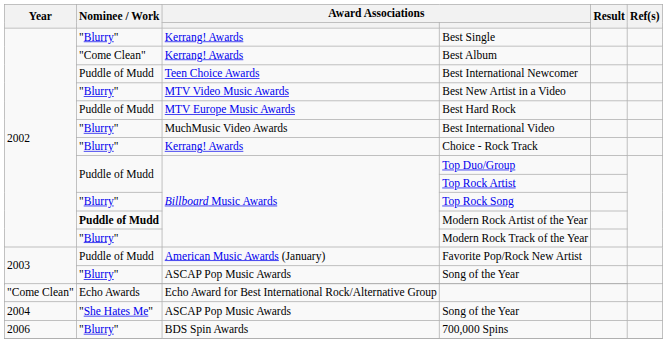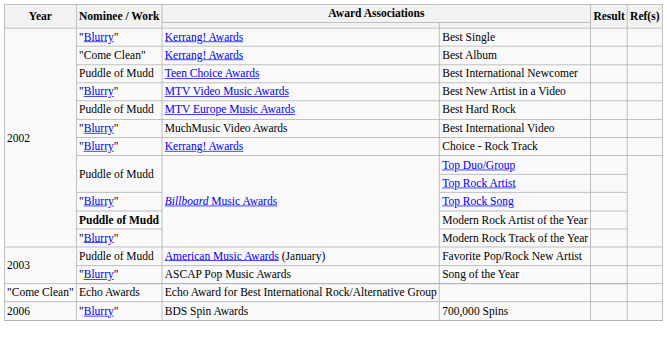- row: (19, 311)
